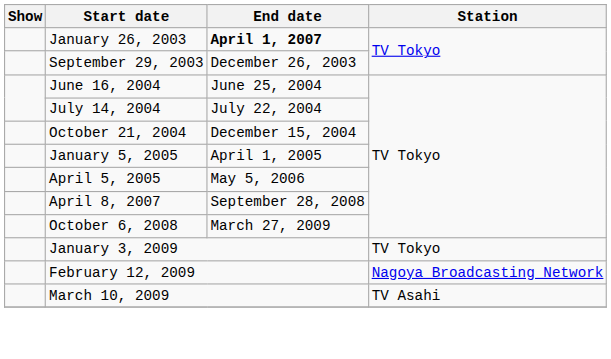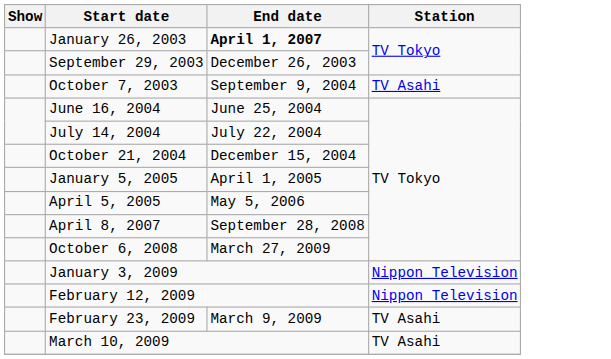+ row: (113, 86)
(406, 249) TV Tokyo -> (445, 273) Nippon Television
(488, 273) Nagoya Broadcasting Network -> (445, 296) Nippon Television
+ row: (122, 319)
